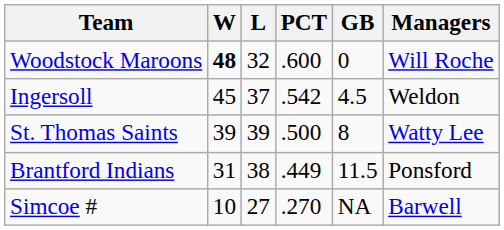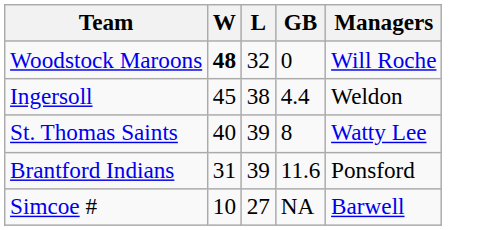- column: (304, 22)
(258, 96) 37 -> (258, 96) 38
(352, 96) 4.5 -> (295, 96) 4.4
(224, 133) 39 -> (224, 133) 40
(258, 170) 38 -> (258, 170) 39
(358, 170) 11.5 -> (301, 170) 11.6
